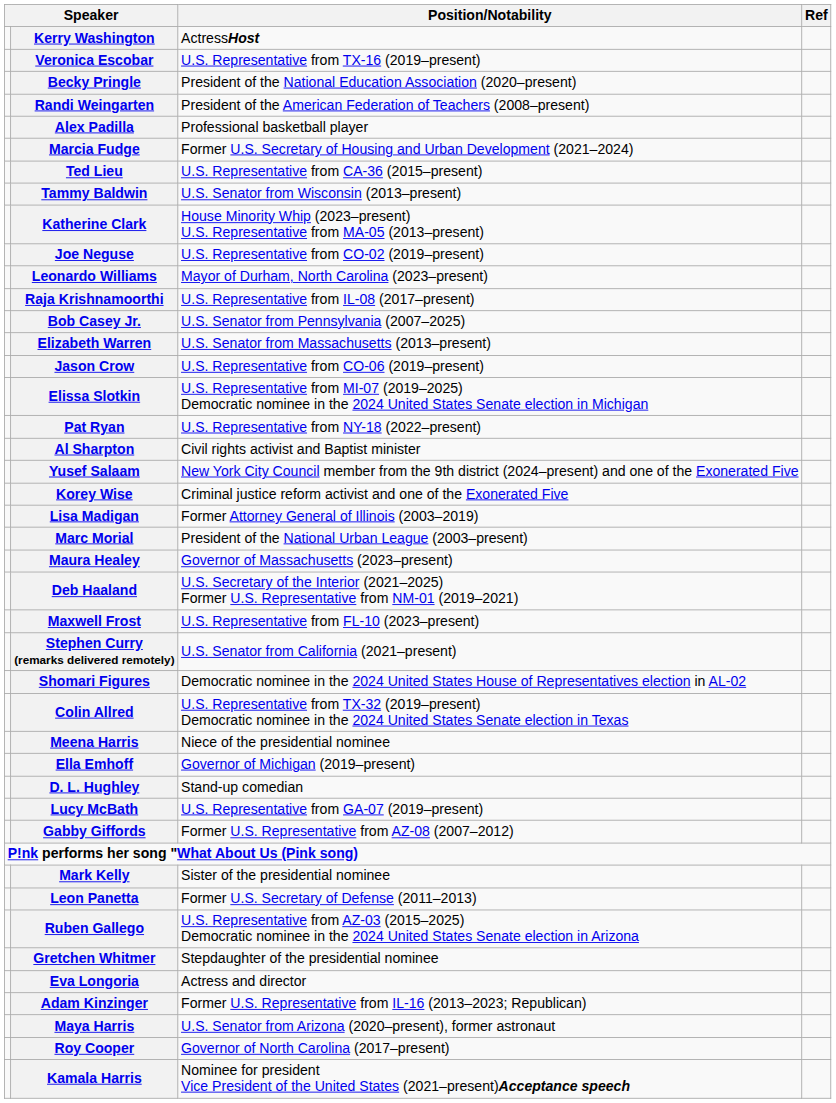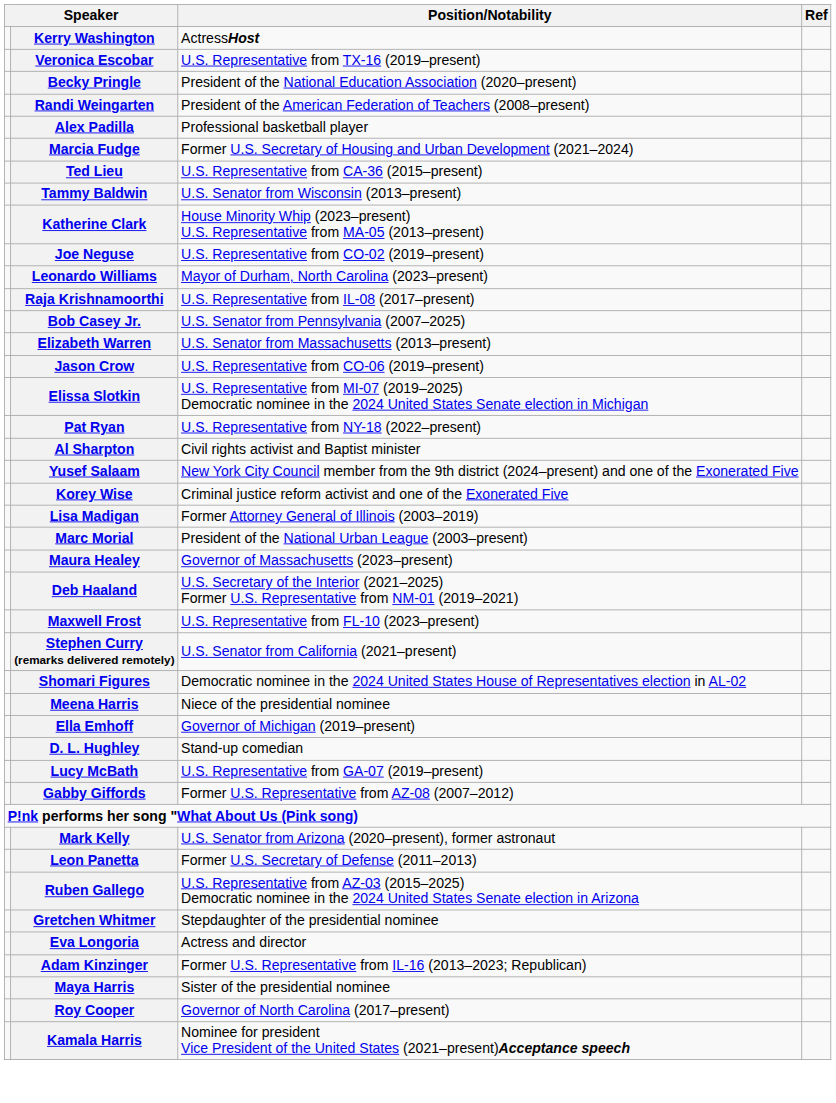- row: (94, 712)
(286, 876) Sister of the presidential nominee -> (368, 838) U.S. Senator from Arizona (2020–present), former astronaut
(368, 1026) U.S. Senator from Arizona (2020–present), former astronaut -> (286, 988) Sister of the presidential nominee
